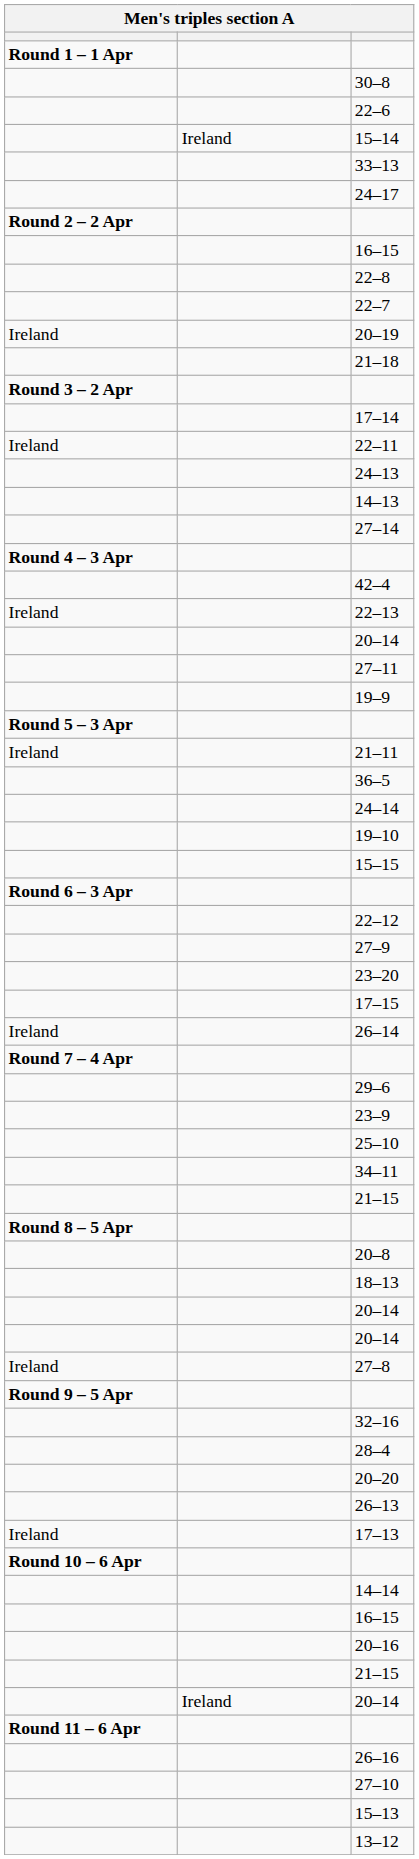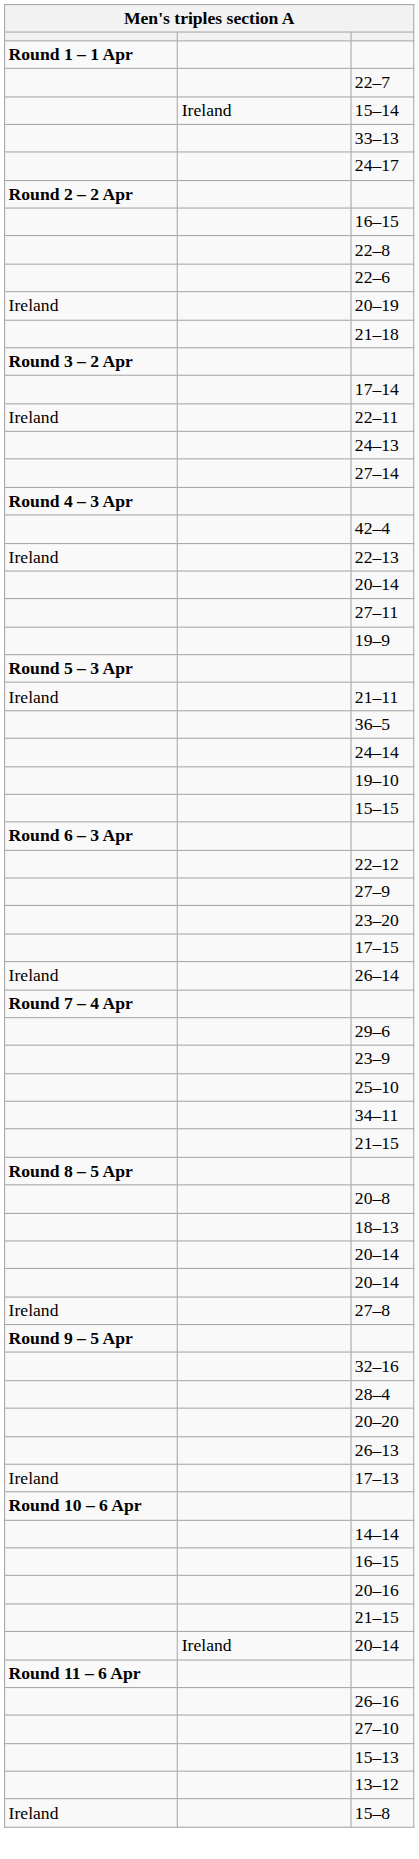- row: (91, 82)
rows swapped: (91, 306) <-> (91, 110)
- row: (91, 501)
+ row: (34, 1812)
